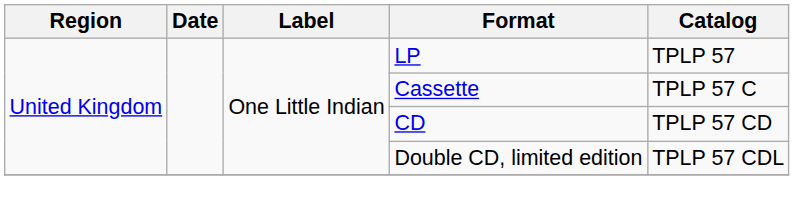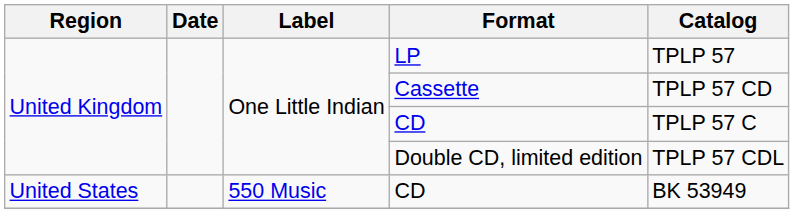(704, 89) TPLP 57 C -> (712, 89) TPLP 57 CD
(712, 123) TPLP 57 CD -> (704, 123) TPLP 57 C
+ row: (74, 191)
